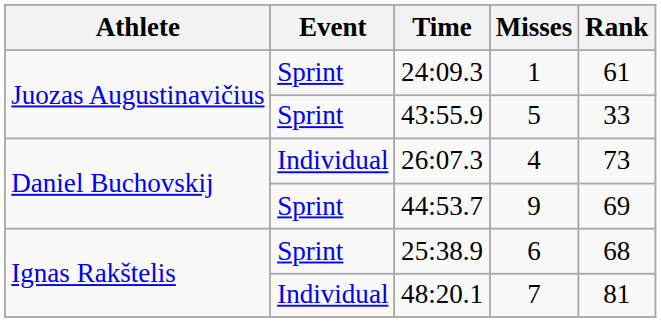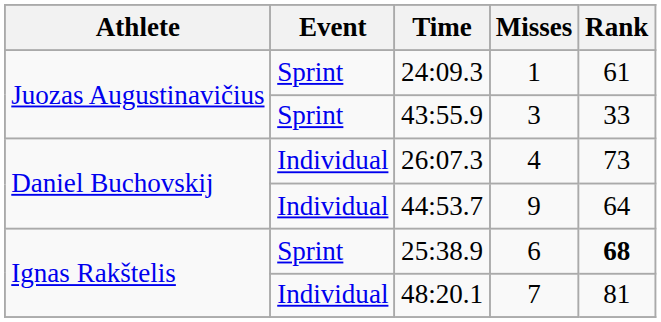(534, 116) 5 -> (534, 116) 3
(310, 205) Sprint -> (333, 205) Individual
(617, 205) 69 -> (617, 205) 64
(617, 250) normal -> (617, 250) bold
